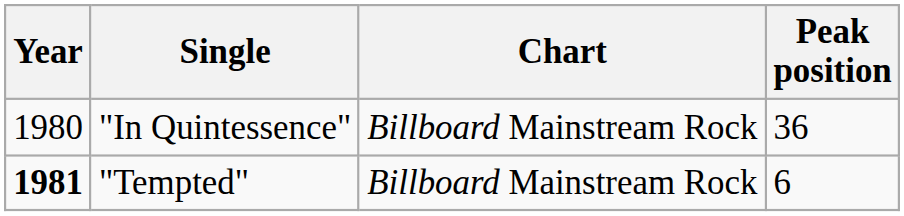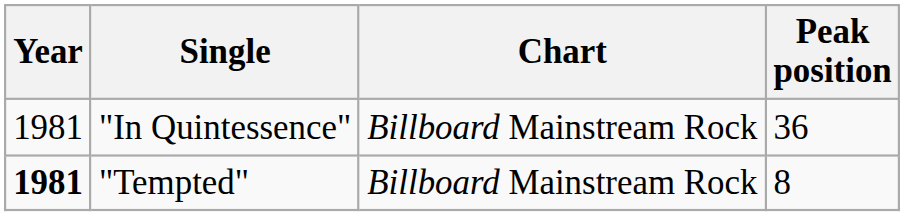(48, 126) 1980 -> (48, 126) 1981
(782, 182) 6 -> (782, 182) 8
